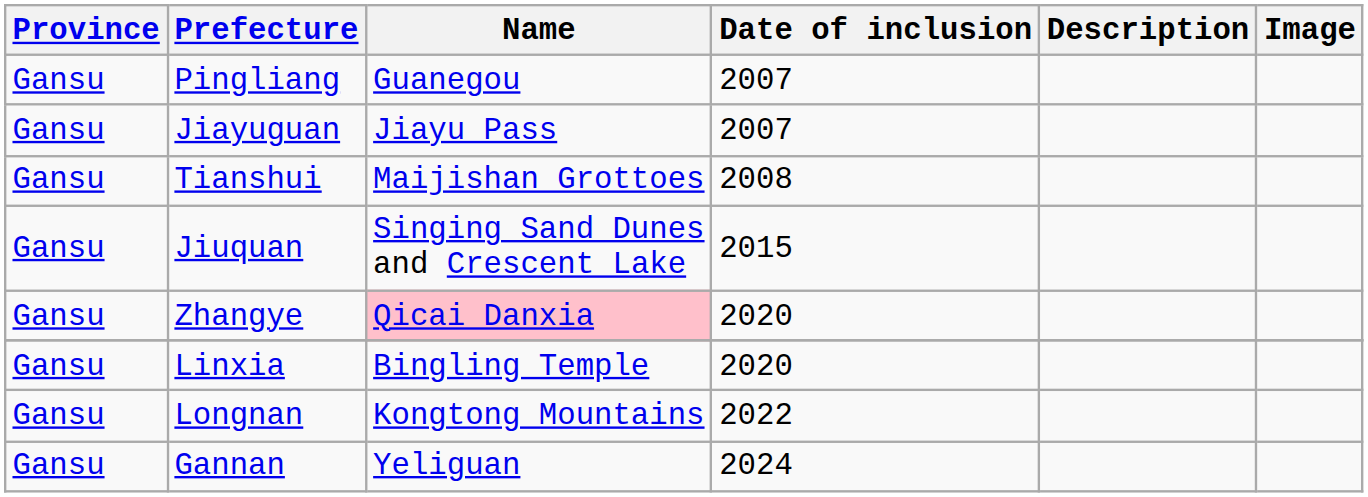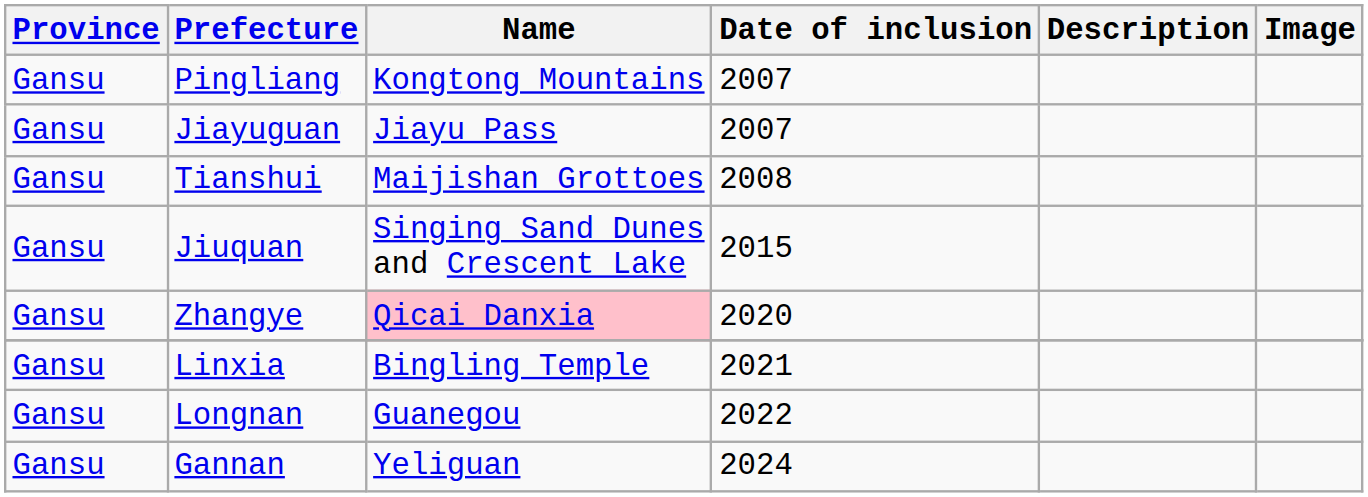(447, 80) Guanegou -> (539, 80) Kongtong Mountains
(756, 366) 2020 -> (756, 366) 2021
(539, 416) Kongtong Mountains -> (447, 416) Guanegou
